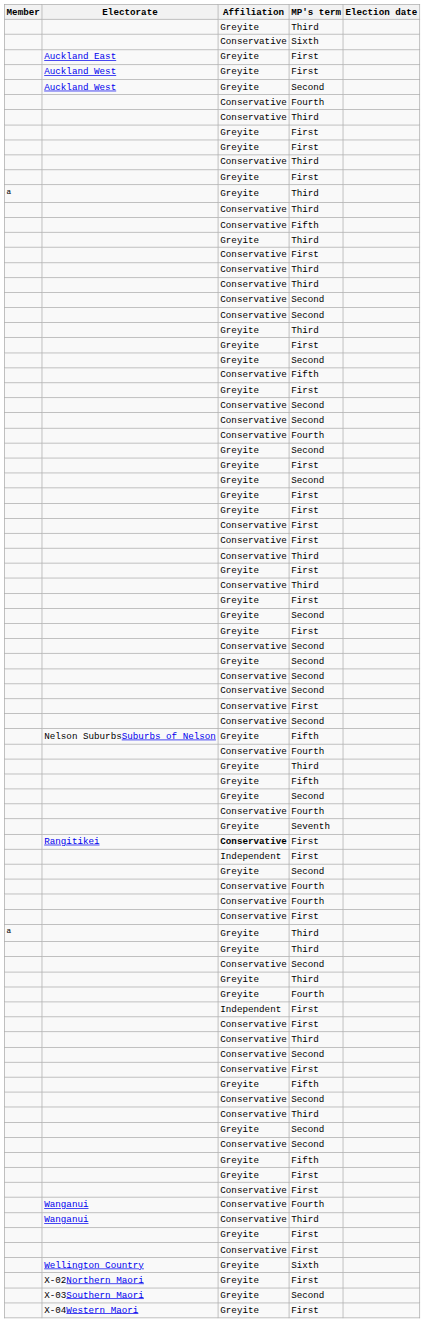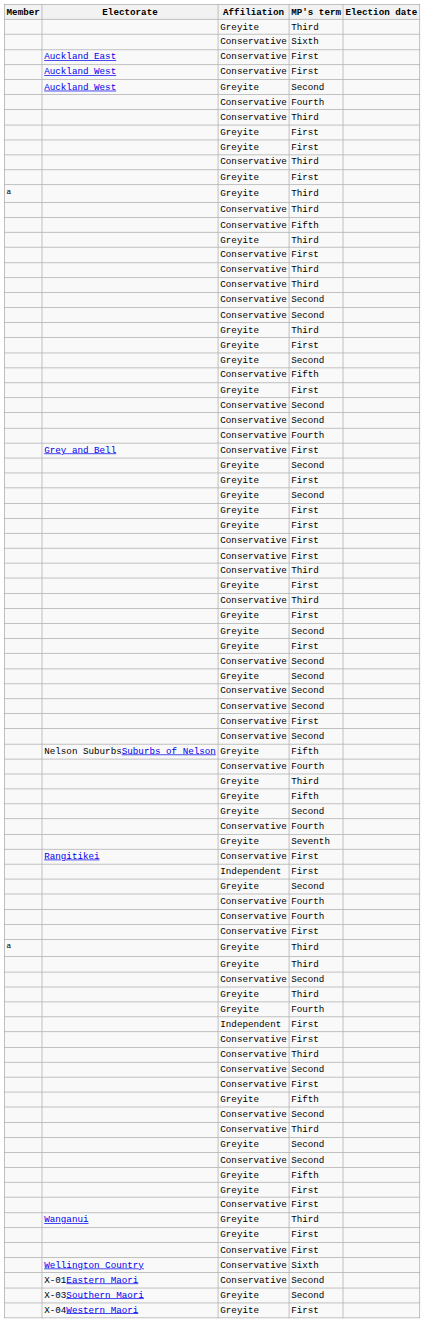(240, 57) Greyite -> (254, 57) Conservative
(240, 72) Greyite -> (254, 72) Conservative
+ row: (80, 450)
(254, 842) bold -> (254, 857) normal
- row: (66, 1205)
(254, 1220) Conservative -> (240, 1220) Greyite
(240, 1265) Greyite -> (254, 1265) Conservative
+ row: (91, 1280)
- row: (94, 1280)
